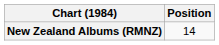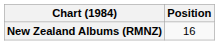(189, 31) 14 -> (189, 31) 16
